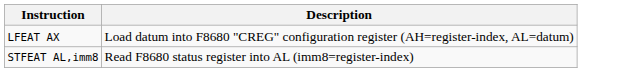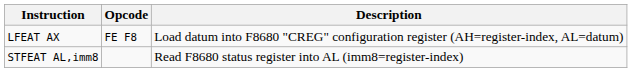+ column: (126, 15)
